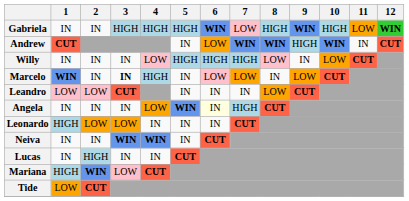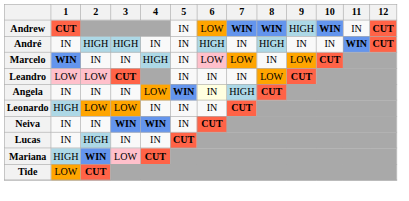- row: (28, 28)
+ row: (28, 44)
- row: (28, 60)
(126, 76) bold -> (126, 60) normal
